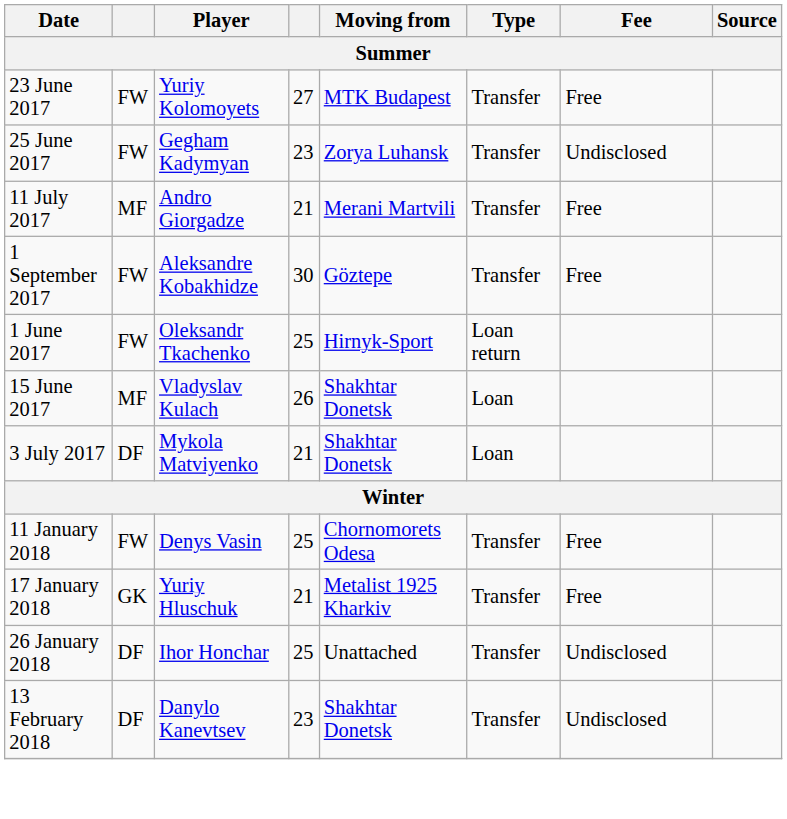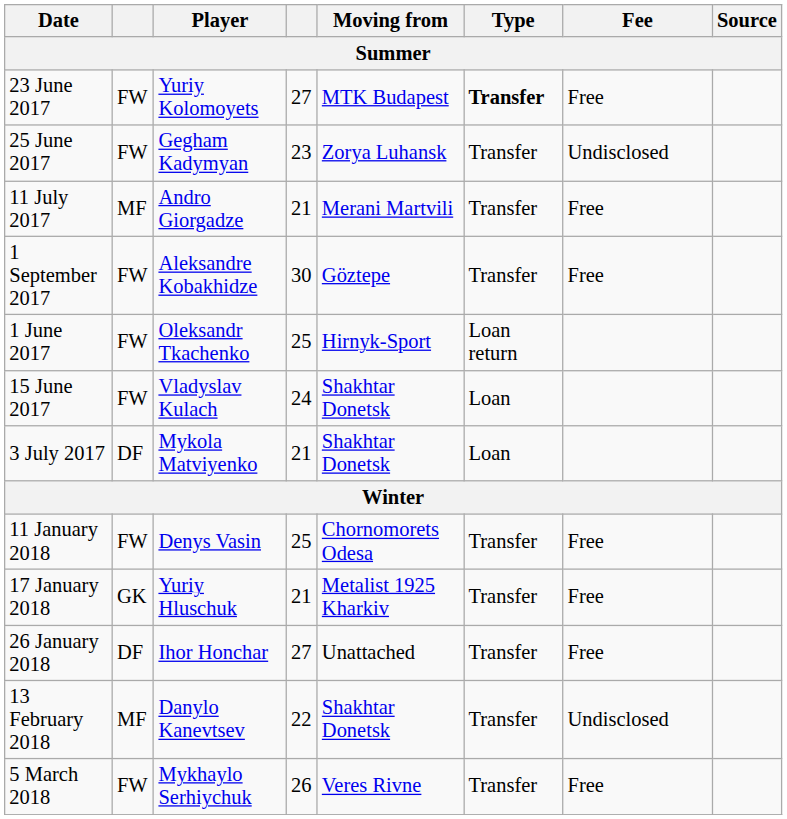(506, 97) normal -> (506, 97) bold
(132, 397) MF -> (132, 397) FW
(303, 397) 26 -> (301, 397) 24
(303, 652) 25 -> (301, 652) 27
(616, 652) Undisclosed -> (586, 652) Free
(131, 719) DF -> (132, 719) MF
(303, 719) 23 -> (301, 719) 22
+ row: (44, 786)
